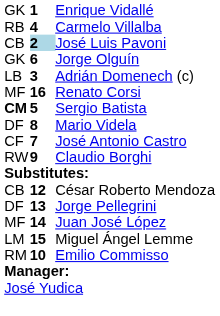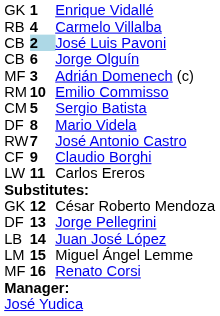(15, 59) GK -> (14, 59) CB
(13, 75) LB -> (15, 75) MF
rows swapped: (112, 255) <-> (98, 92)
(16, 108) bold -> (16, 108) normal
(14, 141) CF -> (16, 141) RW
(16, 157) RW -> (14, 157) CF
+ row: (100, 173)
(14, 190) CB -> (15, 206) GK
(15, 222) MF -> (13, 239) LB
